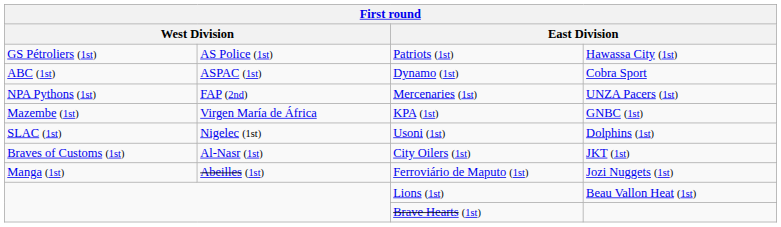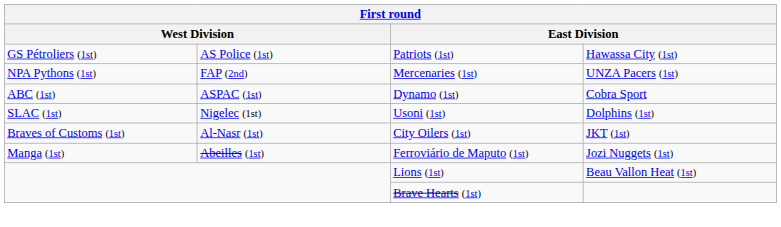rows swapped: (426, 73) <-> (435, 93)
- row: (416, 113)
